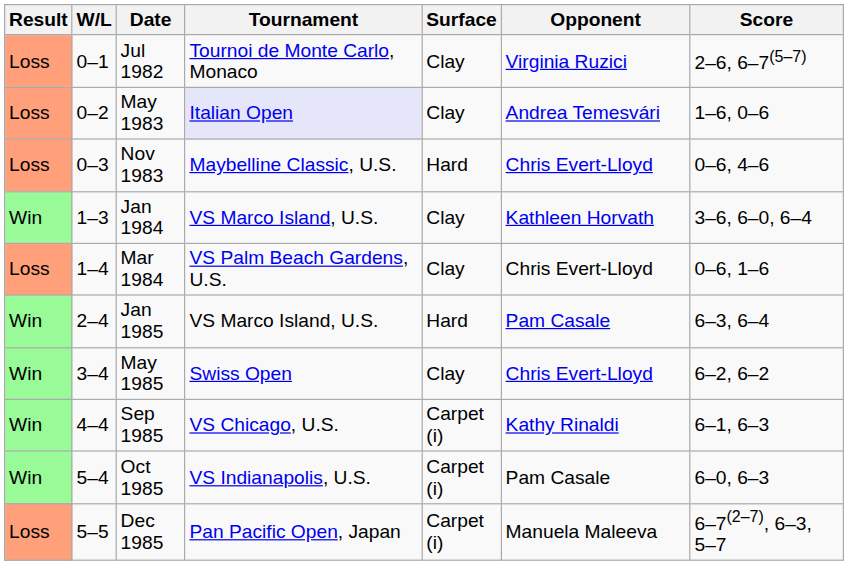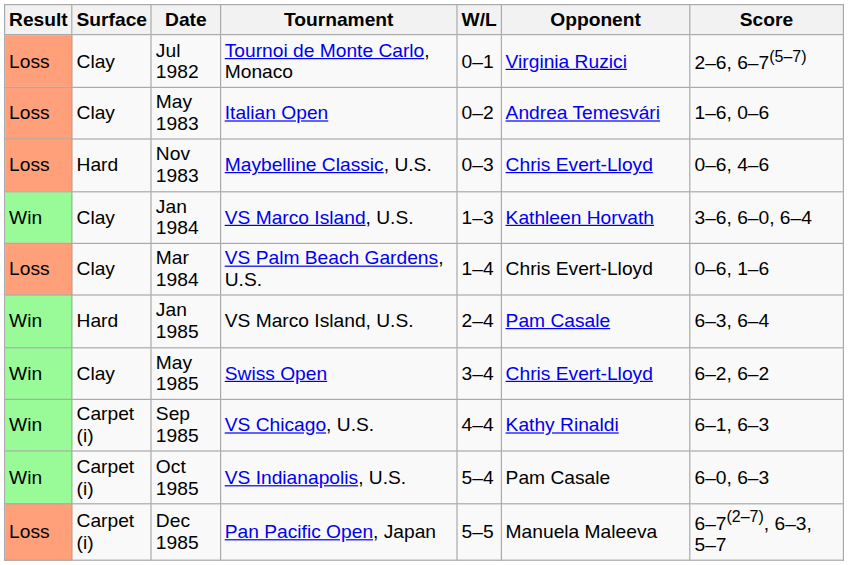columns swapped: (94, 19) <-> (462, 19)
(241, 113) lavender background -> (276, 113) no background
